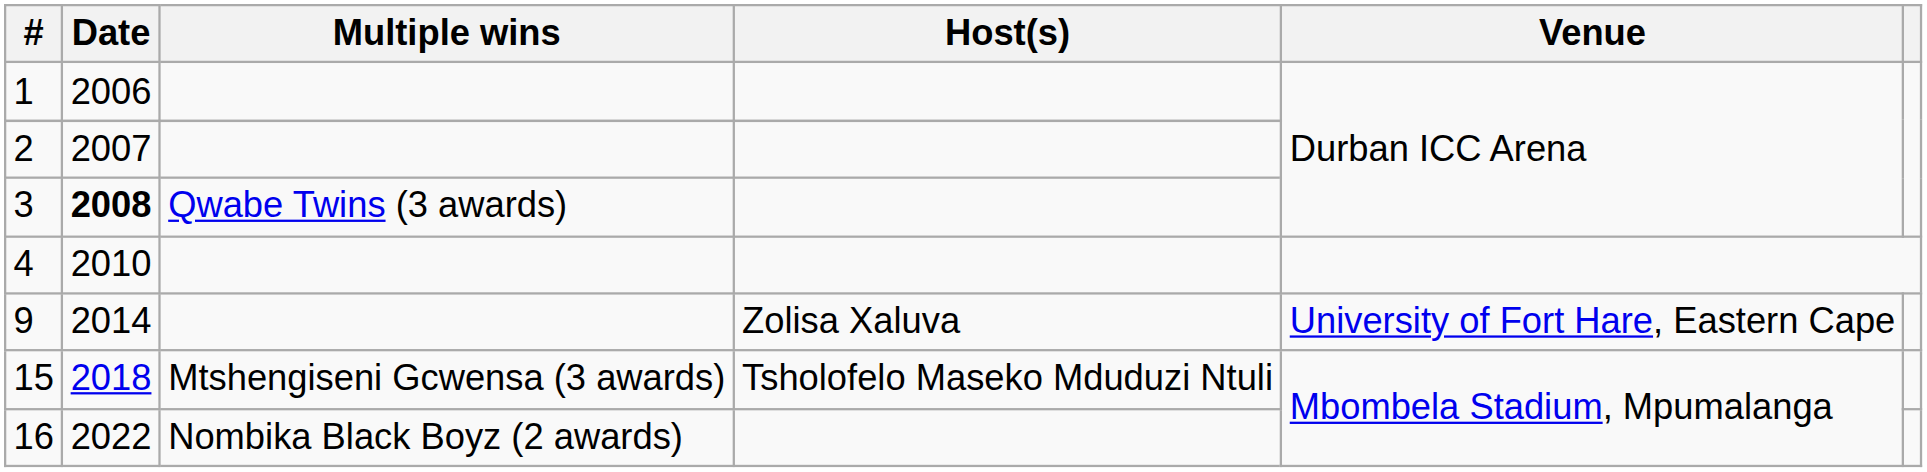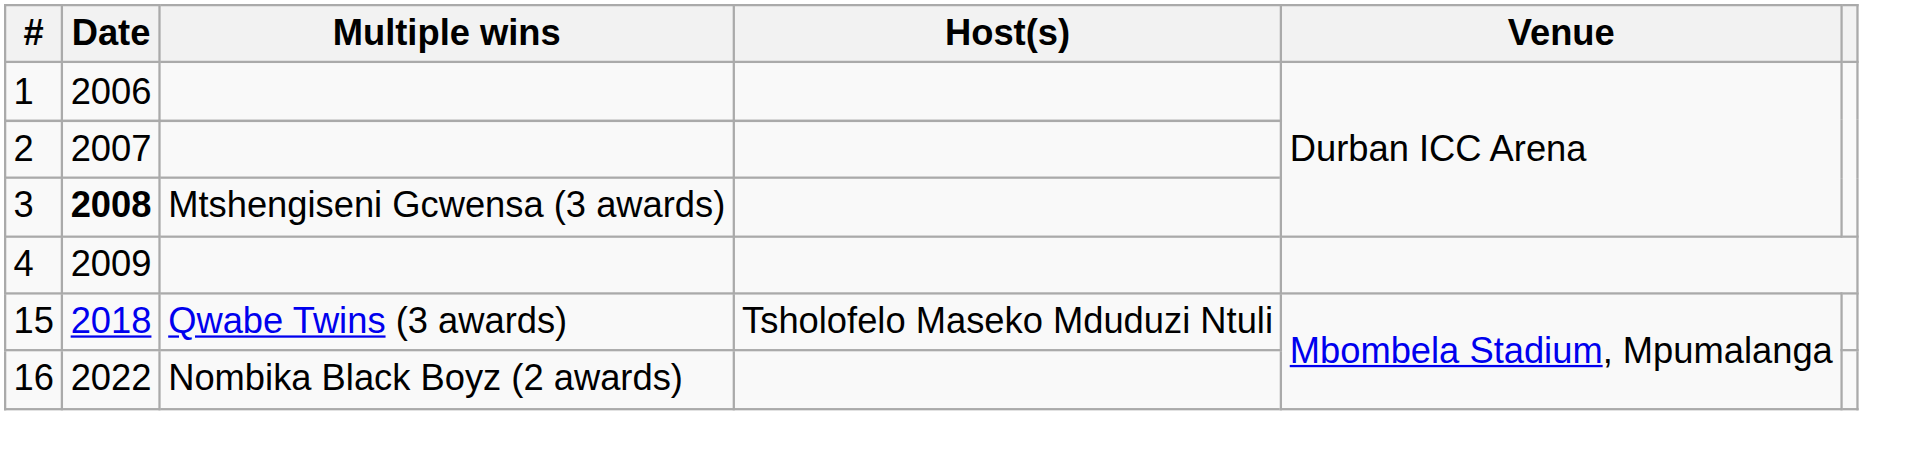(368, 206) Qwabe Twins (3 awards) -> (447, 206) Mtshengiseni Gcwensa (3 awards)
(111, 263) 2010 -> (111, 263) 2009
- row: (24, 321)
(447, 378) Mtshengiseni Gcwensa (3 awards) -> (368, 321) Qwabe Twins (3 awards)
